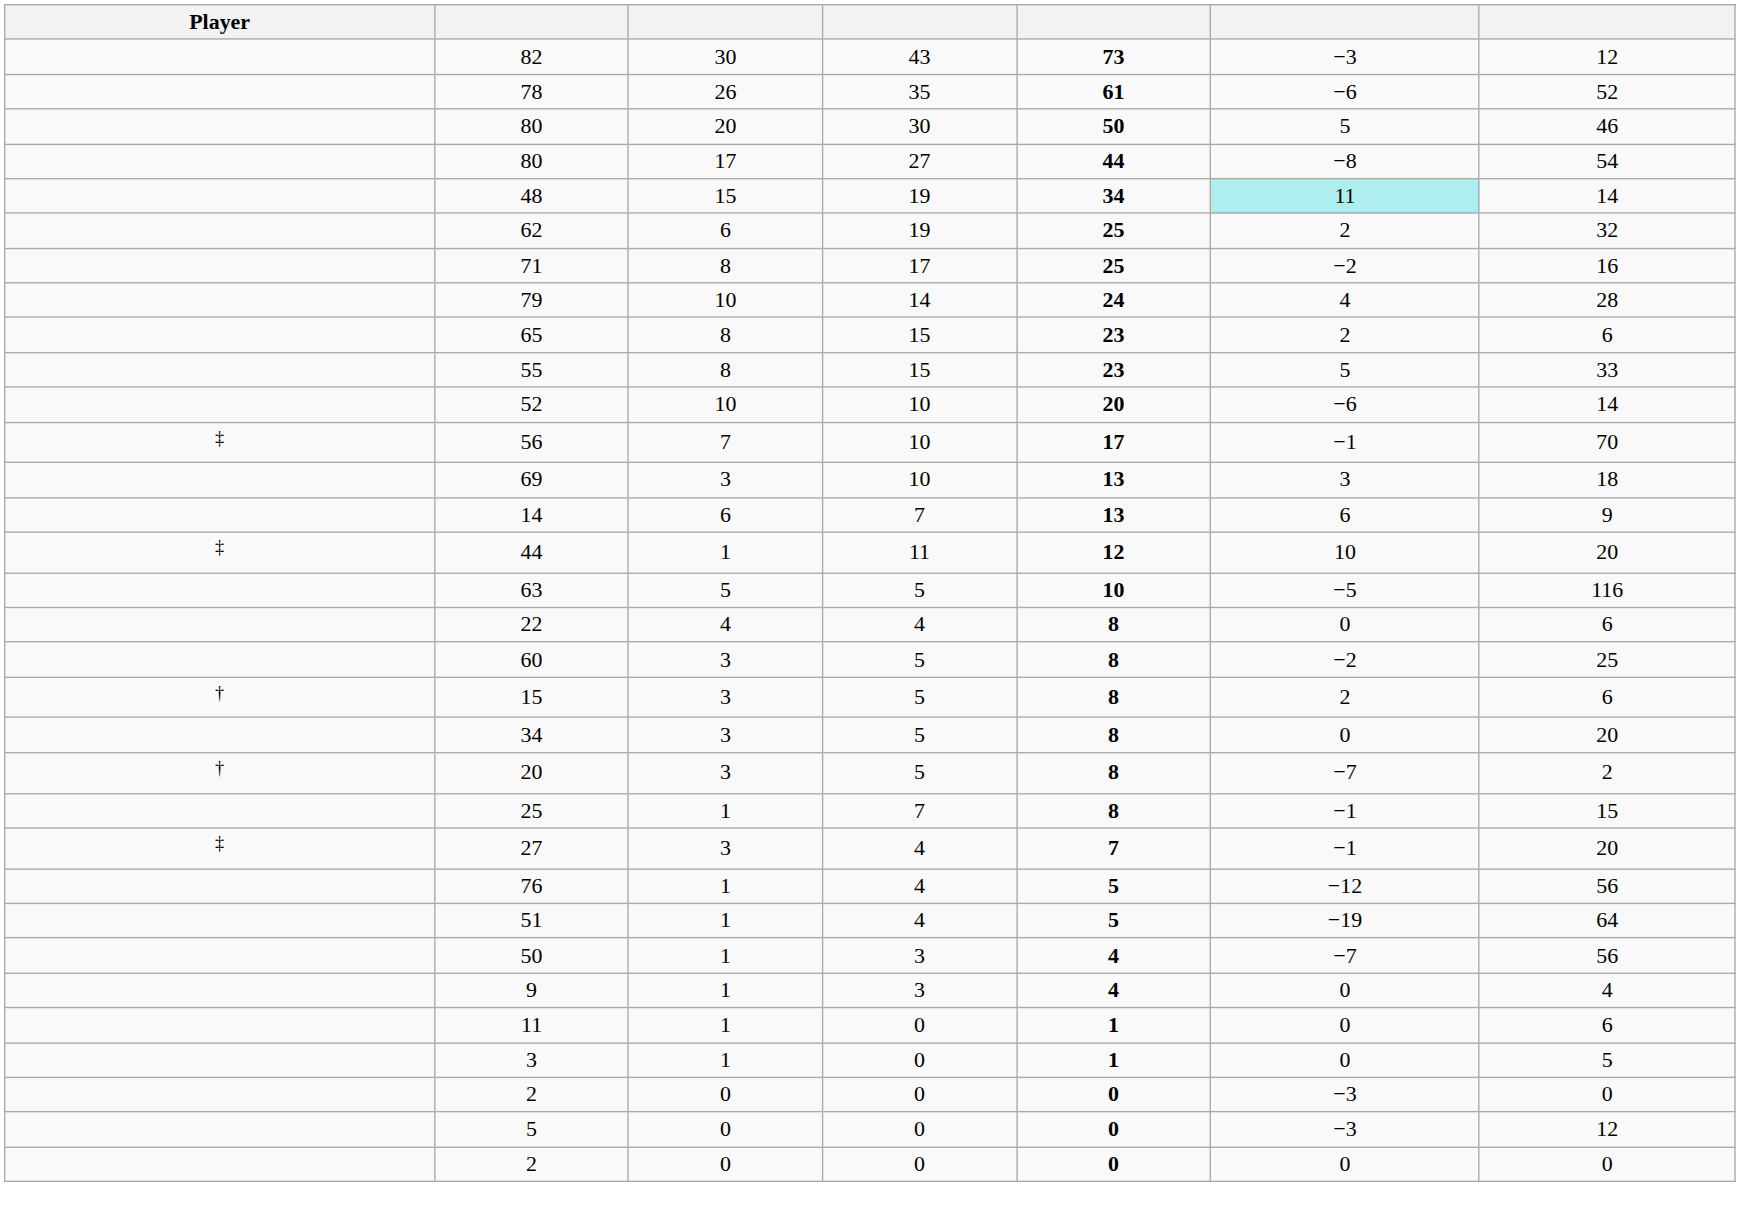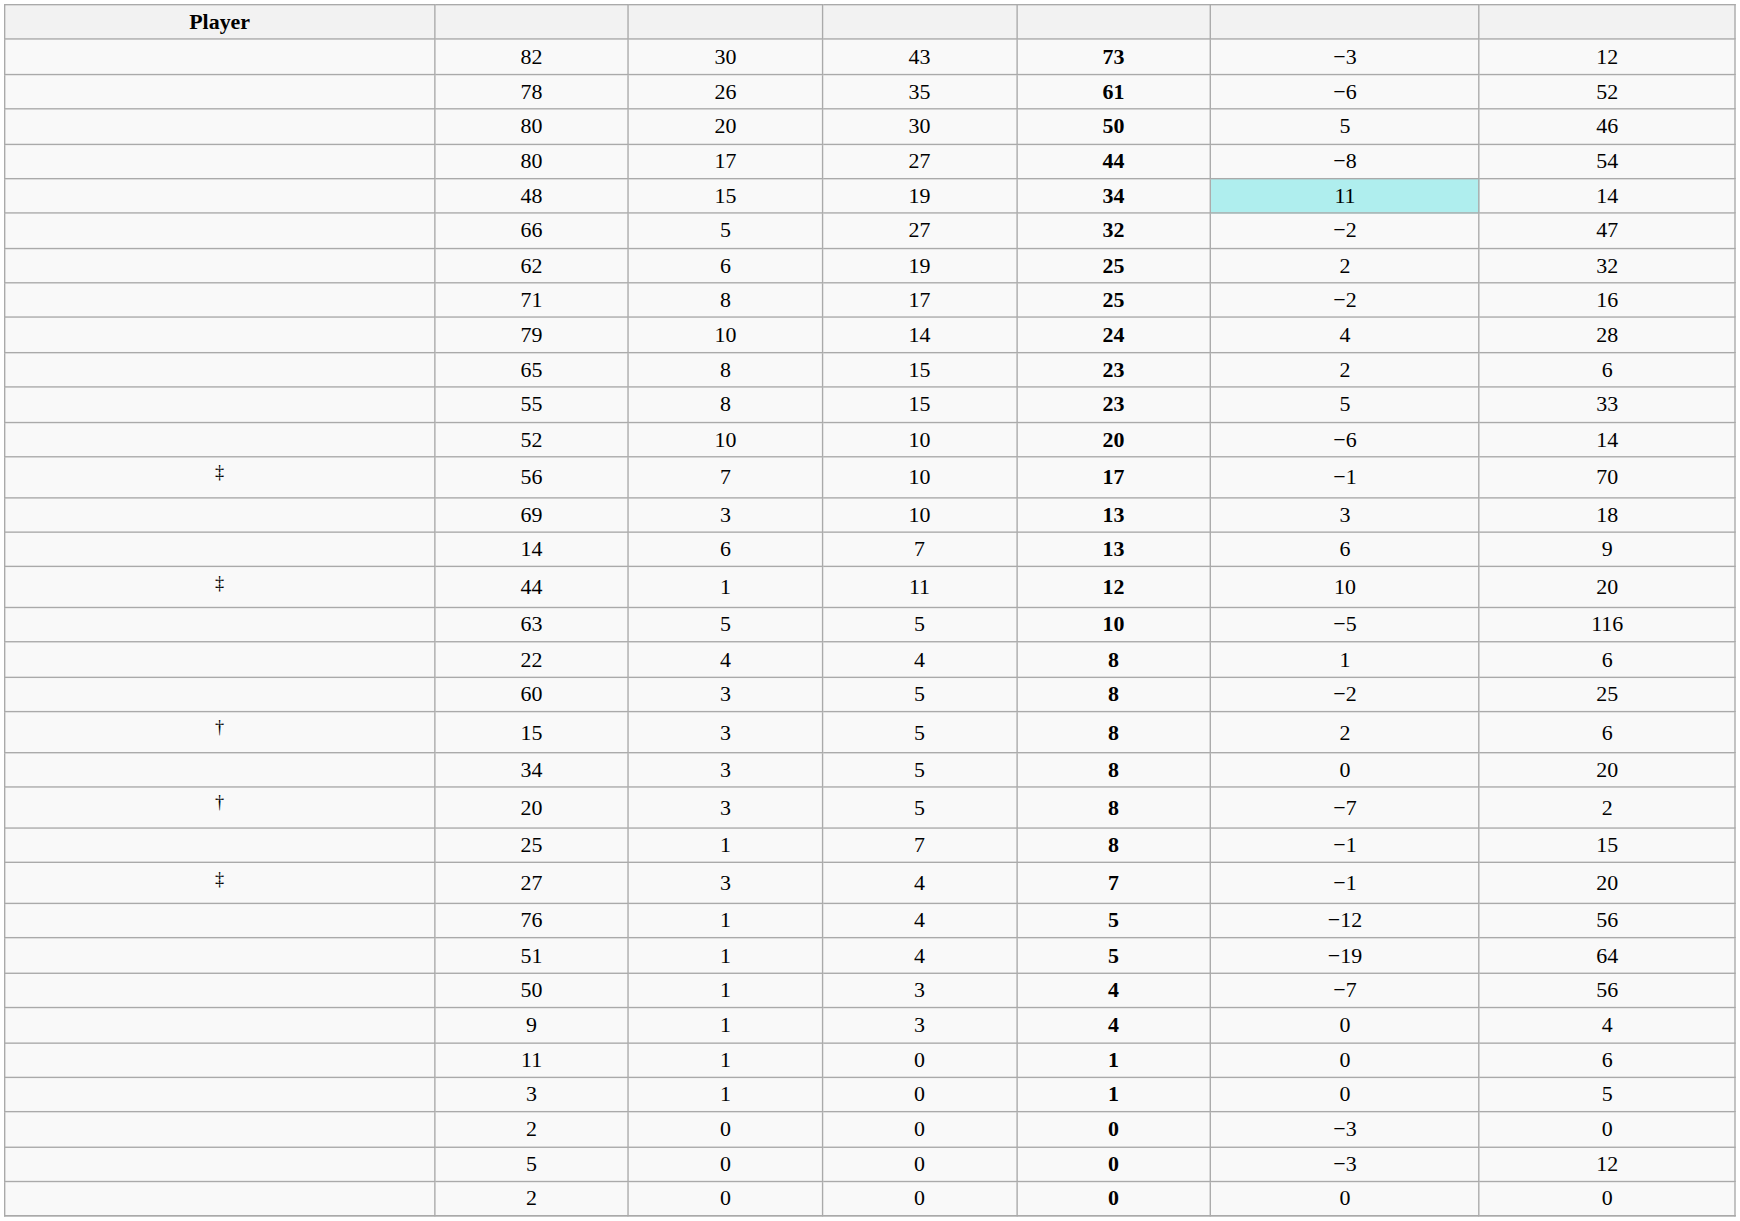+ row: (532, 230)
(1345, 624) 0 -> (1345, 659) 1
